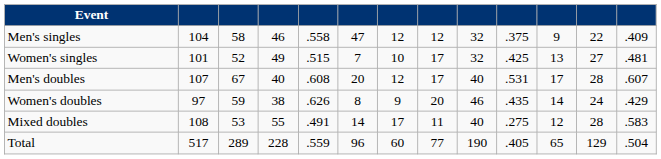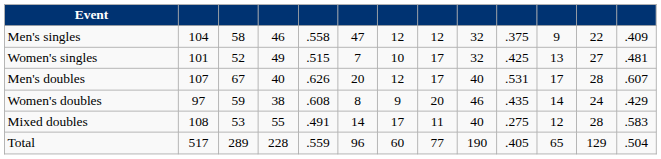(318, 79) .608 -> (318, 79) .626
(318, 100) .626 -> (318, 100) .608
